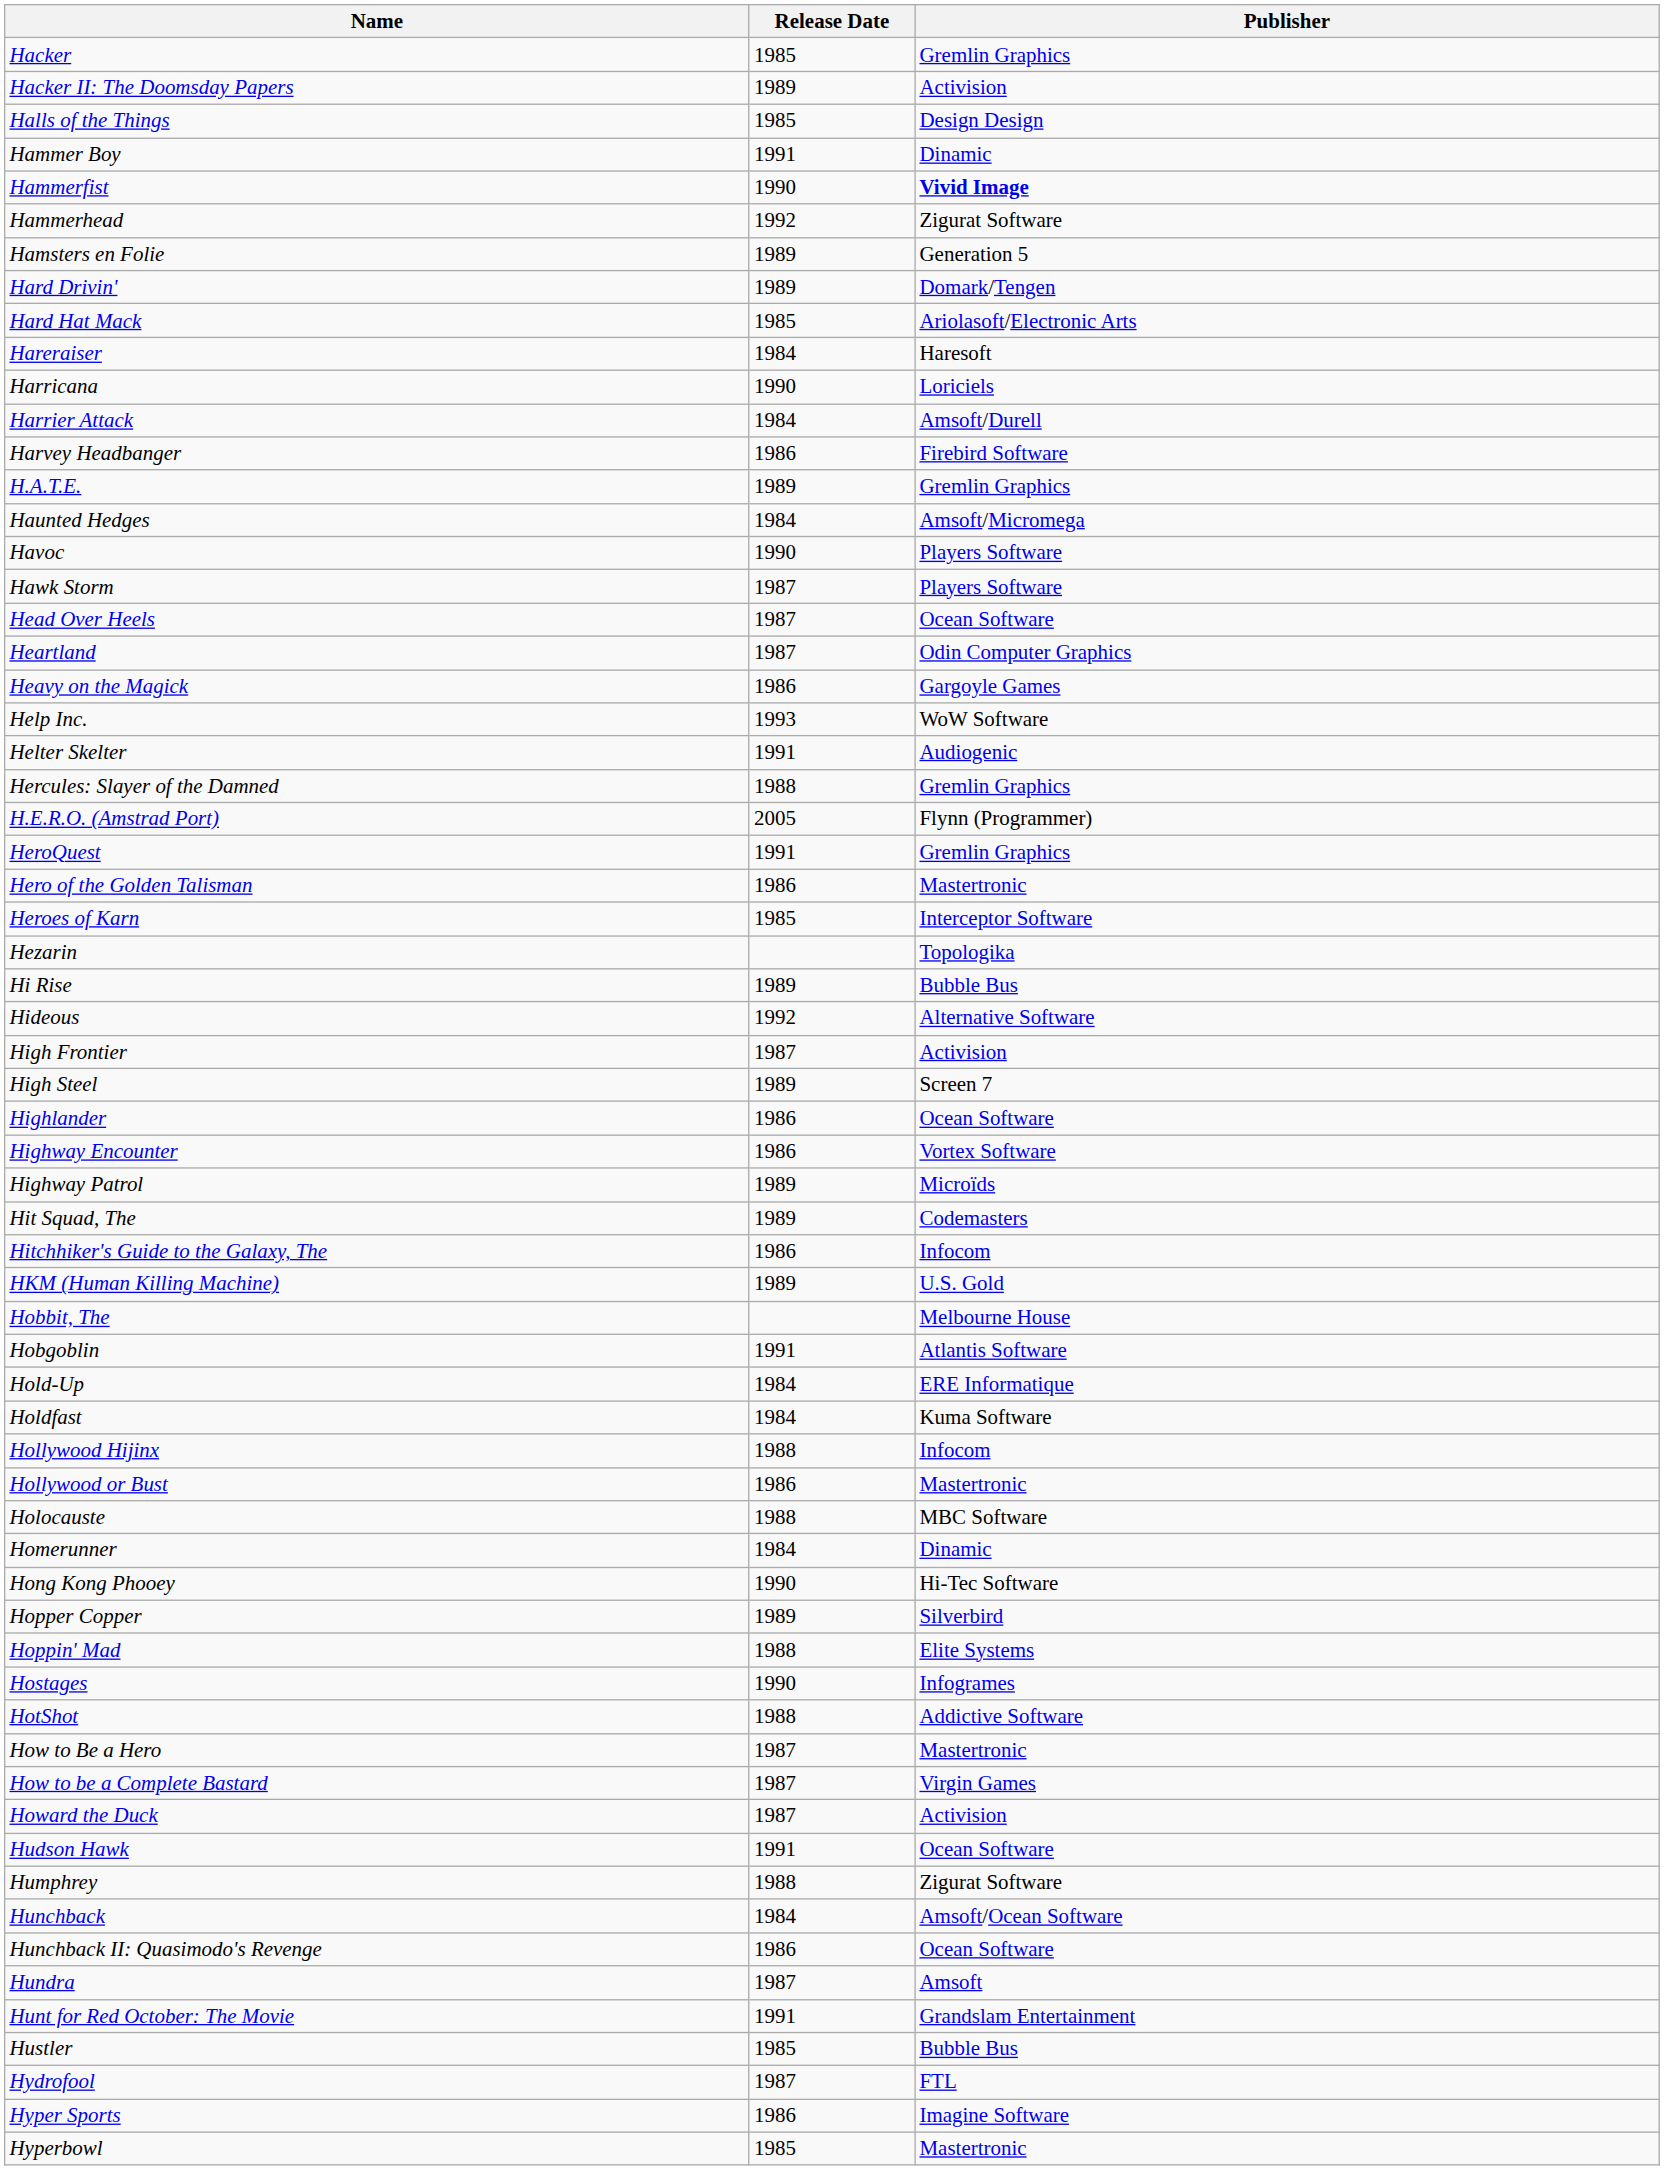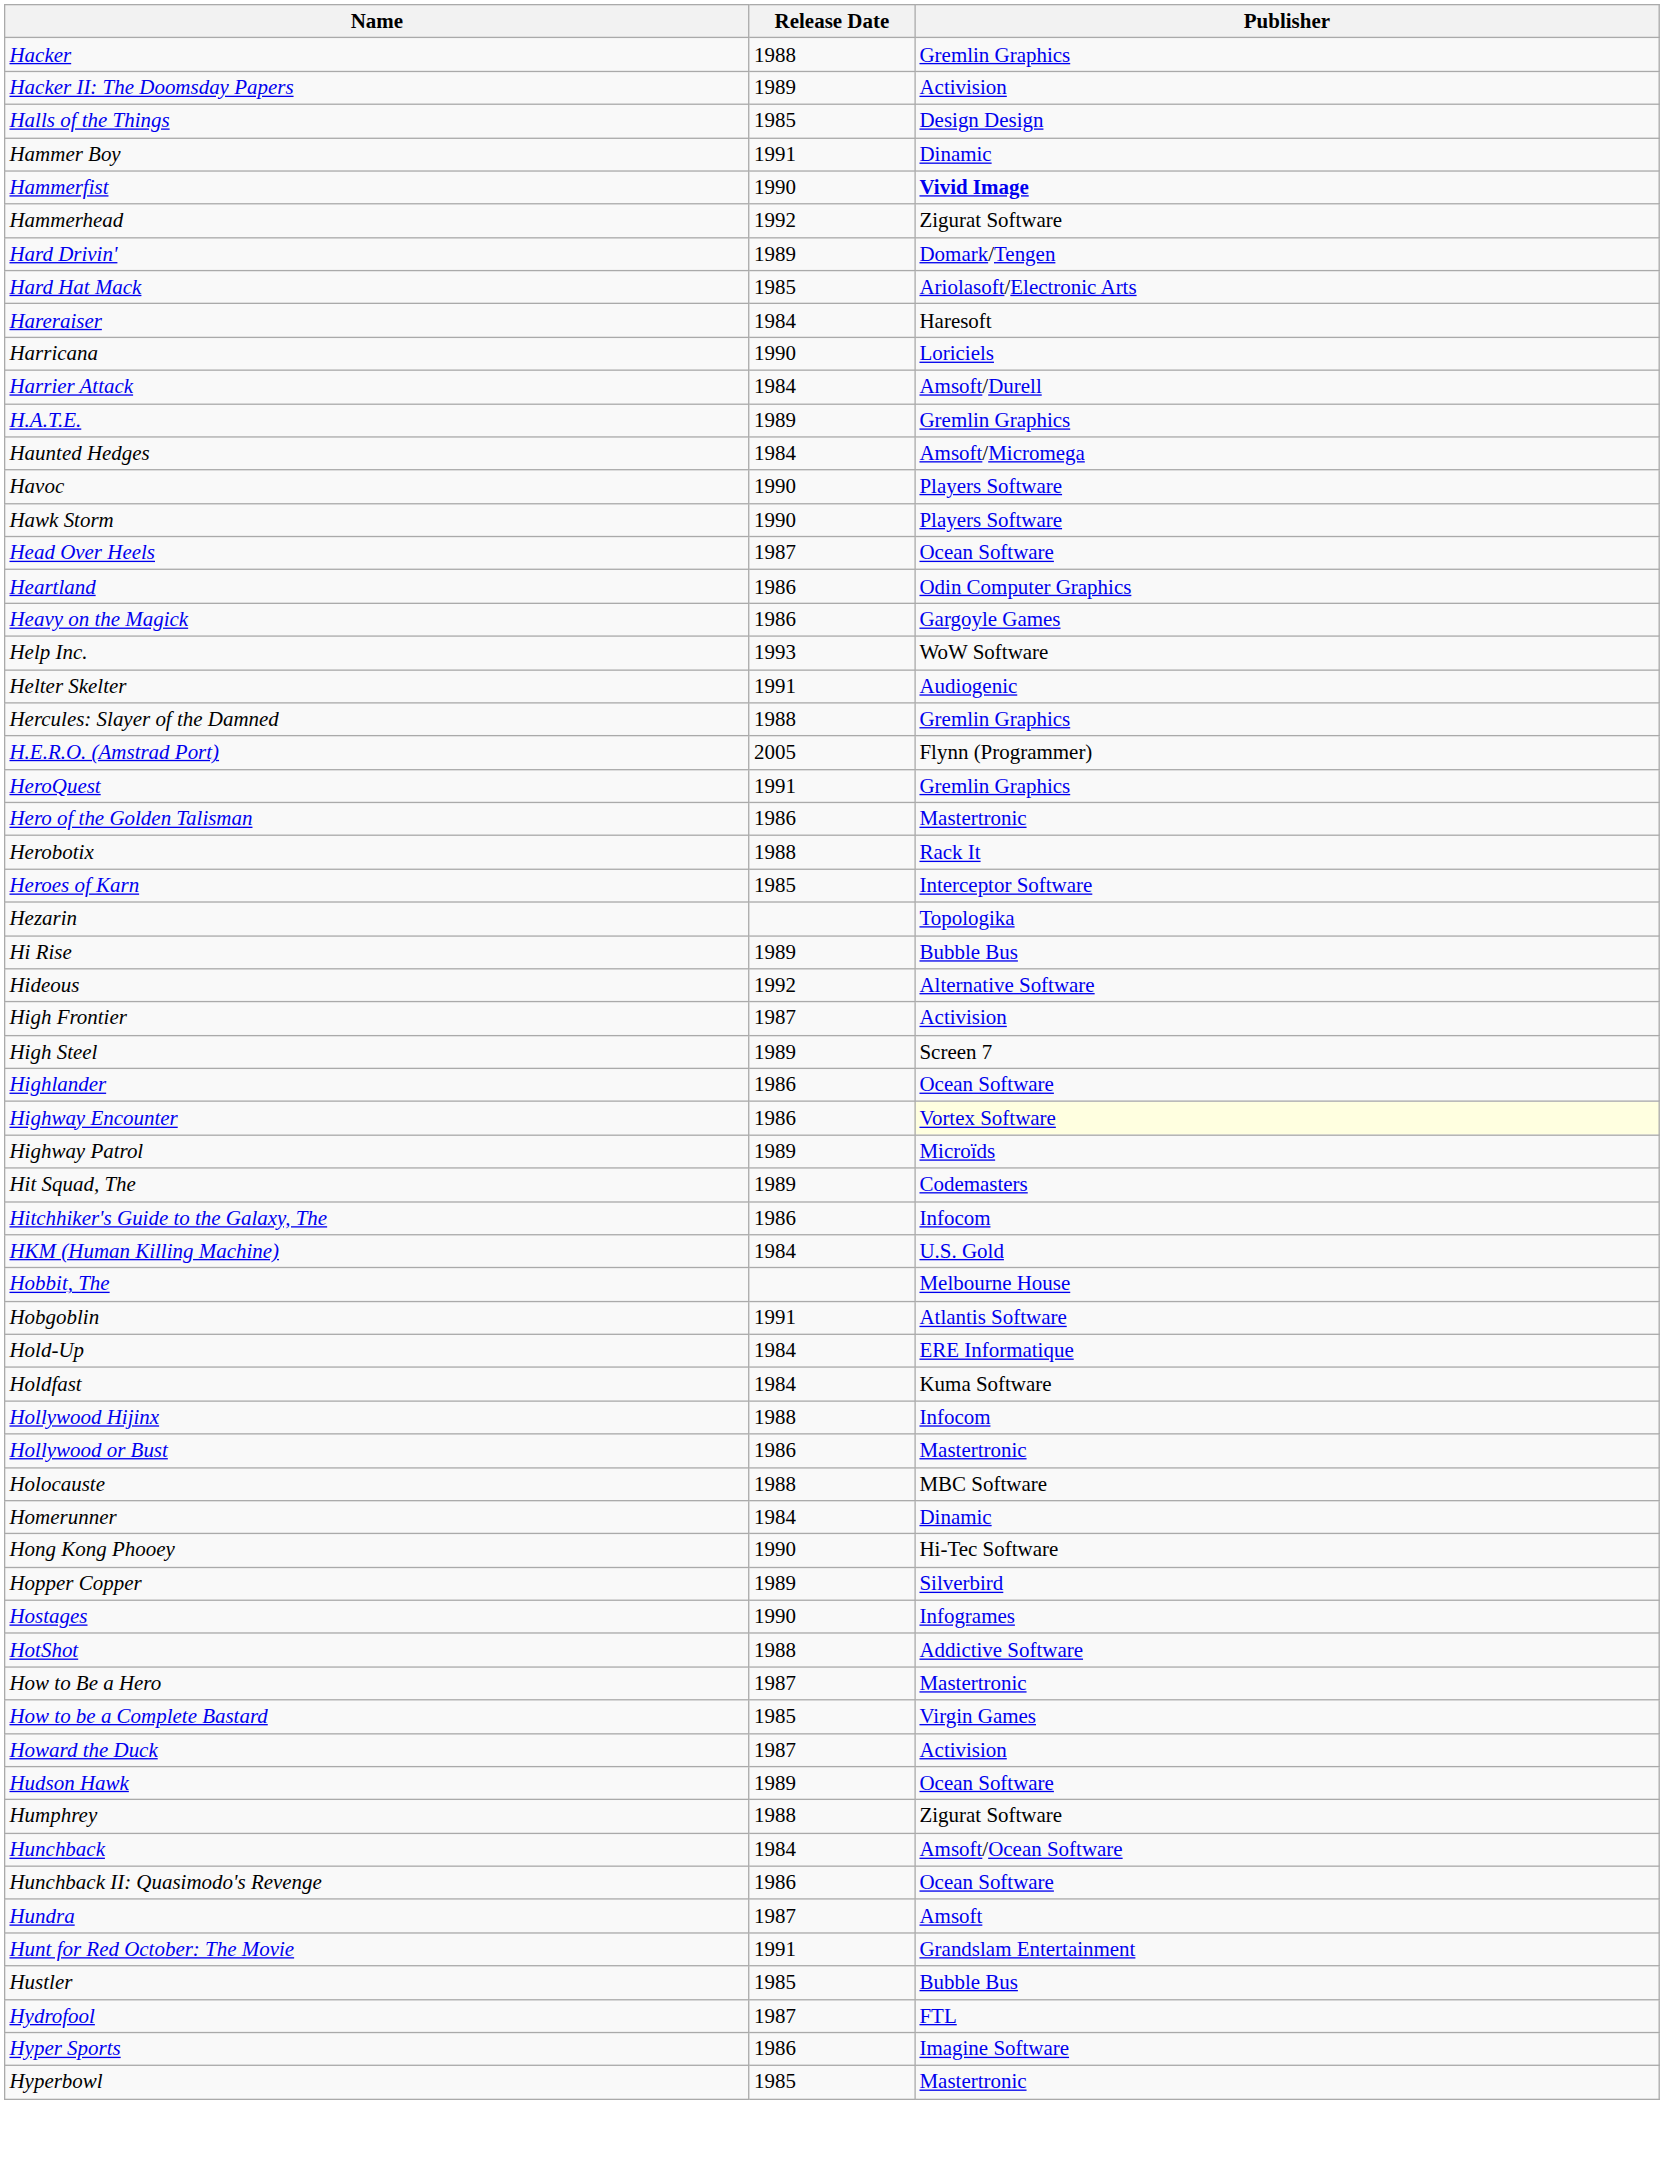(775, 54) 1985 -> (775, 54) 1988
- row: (87, 253)
- row: (95, 453)
(775, 586) 1987 -> (775, 519) 1990
(775, 652) 1987 -> (775, 586) 1986
+ row: (52, 852)
(988, 1151) no background -> (988, 1118) lightyellow background
(775, 1284) 1989 -> (775, 1251) 1984
- row: (65, 1649)
(775, 1782) 1987 -> (775, 1716) 1985
(775, 1849) 1991 -> (775, 1782) 1989
